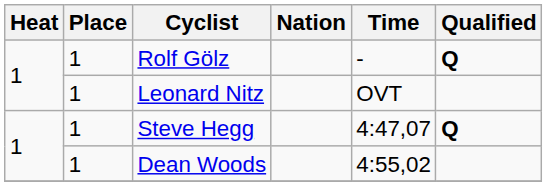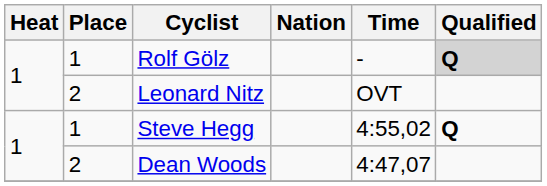(450, 58) no background -> (450, 58) lightgrey background
(75, 93) 1 -> (75, 93) 2
(394, 129) 4:47,07 -> (394, 129) 4:55,02
(75, 164) 1 -> (75, 164) 2
(394, 164) 4:55,02 -> (394, 164) 4:47,07
